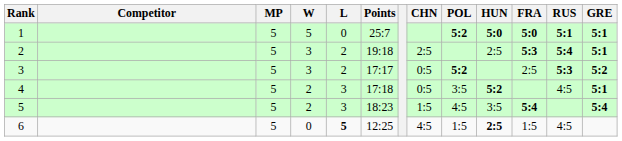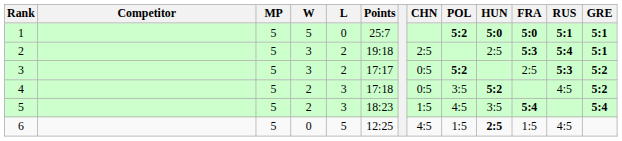(599, 88) 5:1 -> (599, 88) 5:2
(344, 126) bold -> (344, 126) normal
